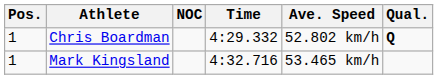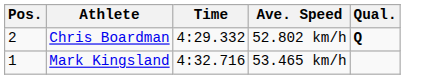- column: (189, 16)
(12, 40) 1 -> (12, 40) 2
